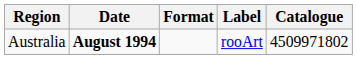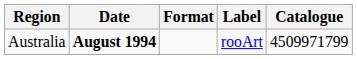(309, 41) 4509971802 -> (309, 41) 4509971799
